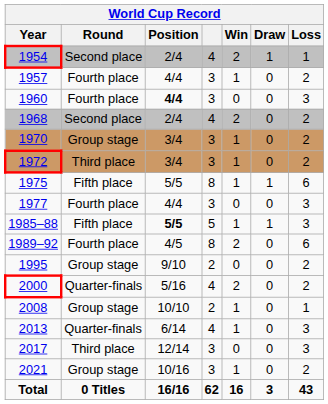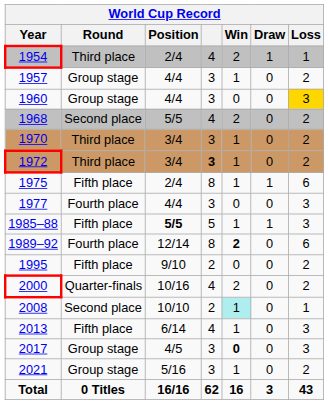(103, 56) Second place -> (103, 56) Third place
(103, 78) Fourth place -> (103, 78) Group stage
(103, 99) Fourth place -> (103, 99) Group stage
(173, 99) bold -> (173, 99) normal
(306, 99) no background -> (306, 99) gold background
(173, 119) 2/4 -> (173, 119) 5/5
(103, 140) Group stage -> (103, 140) Third place
(212, 161) normal -> (212, 161) bold
(173, 183) 5/5 -> (173, 183) 2/4
(173, 244) 4/5 -> (173, 244) 12/14
(236, 244) normal -> (236, 244) bold
(103, 265) Group stage -> (103, 265) Fifth place
(173, 286) 5/16 -> (173, 286) 10/16
(103, 308) Group stage -> (103, 308) Second place
(236, 308) no background -> (236, 308) paleturquoise background
(103, 328) Quarter-finals -> (103, 328) Fifth place
(103, 349) Third place -> (103, 349) Group stage
(173, 349) 12/14 -> (173, 349) 4/5
(236, 349) normal -> (236, 349) bold
(173, 369) 10/16 -> (173, 369) 5/16
